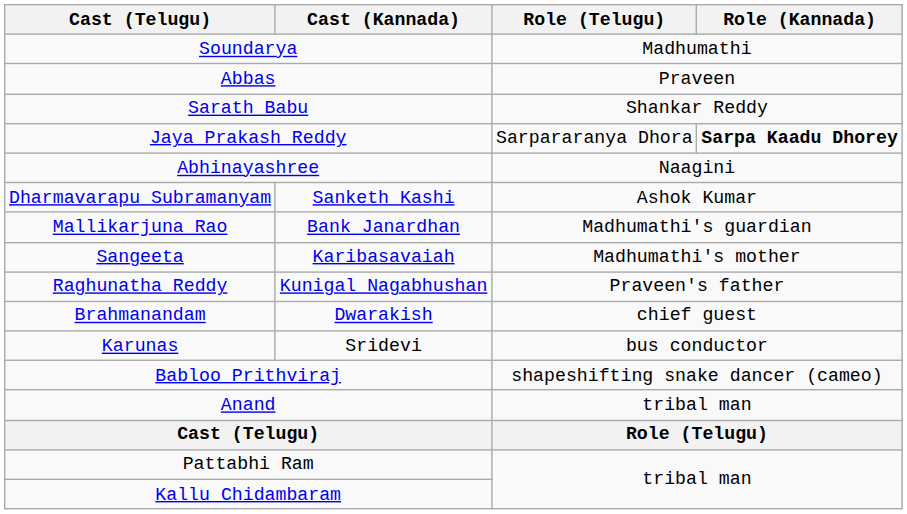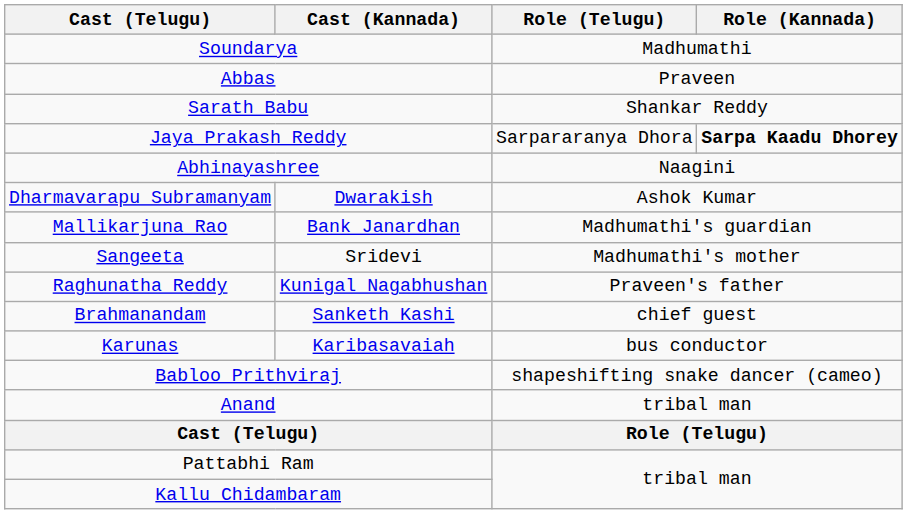(384, 198) Sanketh Kashi -> (384, 198) Dwarakish
(384, 257) Karibasavaiah -> (384, 257) Sridevi
(384, 316) Dwarakish -> (384, 316) Sanketh Kashi
(384, 346) Sridevi -> (384, 346) Karibasavaiah
